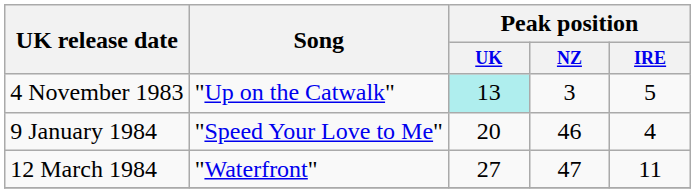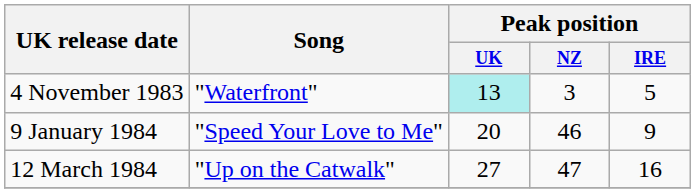(295, 92) "Up on the Catwalk" -> (256, 92) "Waterfront"
(650, 130) 4 -> (650, 130) 9
(256, 168) "Waterfront" -> (295, 168) "Up on the Catwalk"
(650, 168) 11 -> (650, 168) 16
